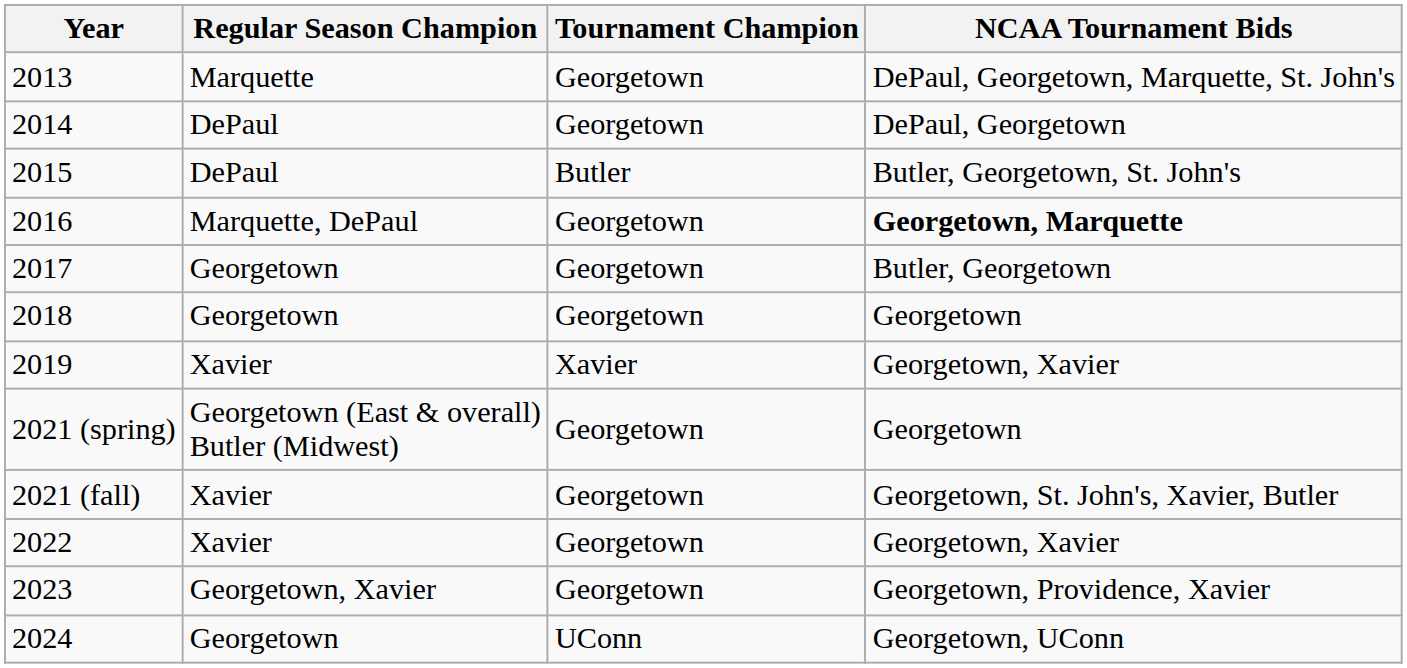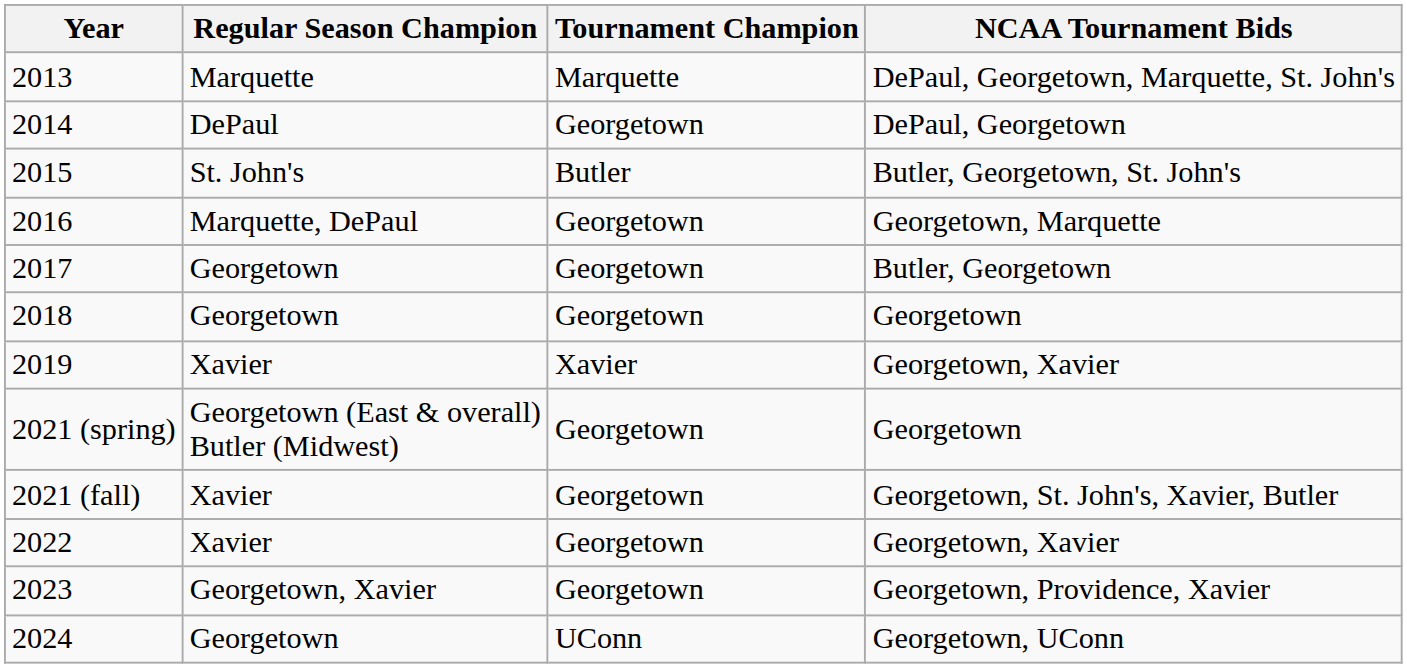(629, 76) Georgetown -> (617, 76) Marquette
(234, 172) DePaul -> (247, 172) St. John's
(1028, 220) bold -> (1017, 220) normal
